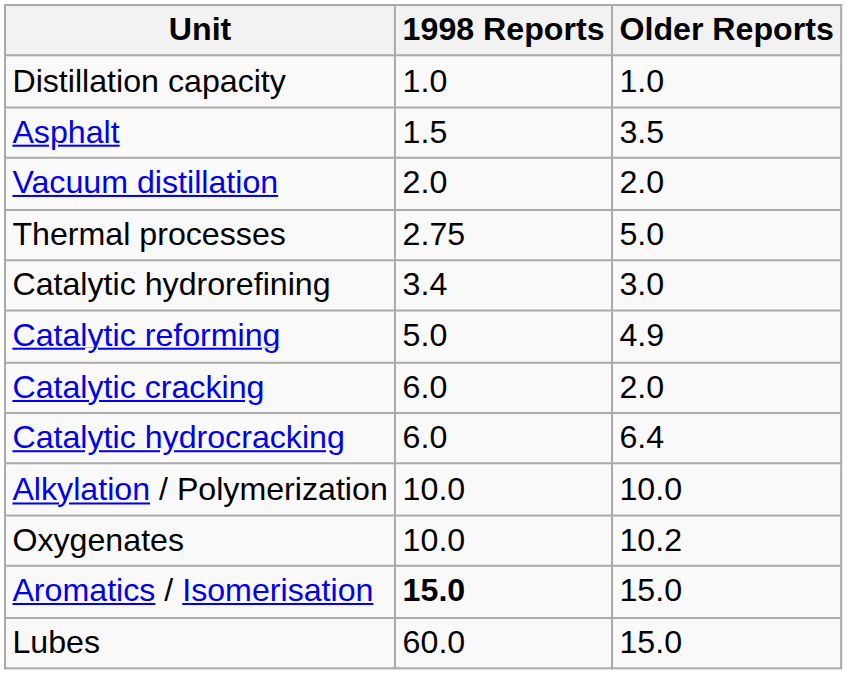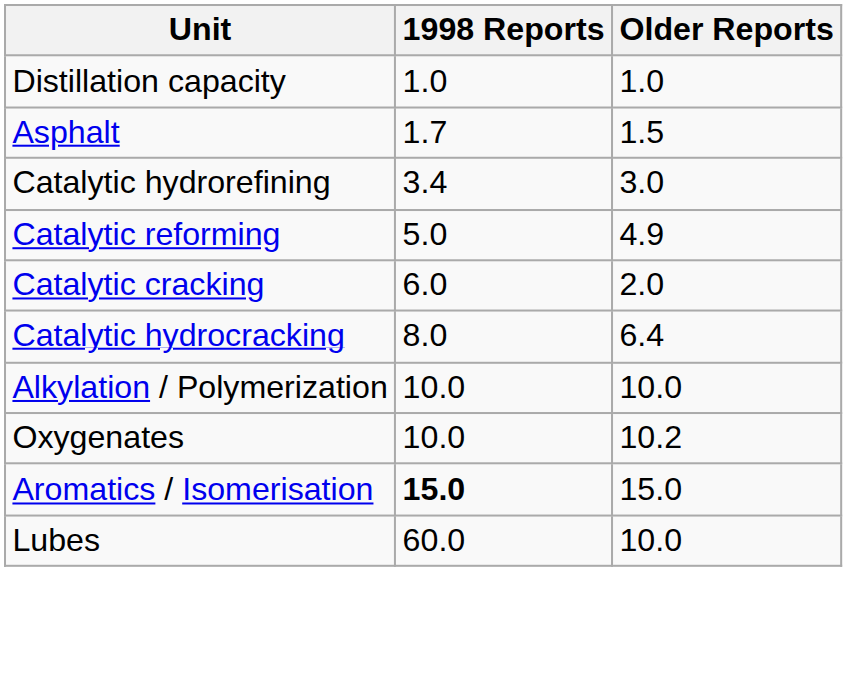(425, 132) 1.5 -> (425, 132) 1.7
(642, 132) 3.5 -> (642, 132) 1.5
- row: (145, 183)
- row: (149, 234)
(425, 438) 6.0 -> (425, 336) 8.0
(651, 642) 15.0 -> (651, 540) 10.0
